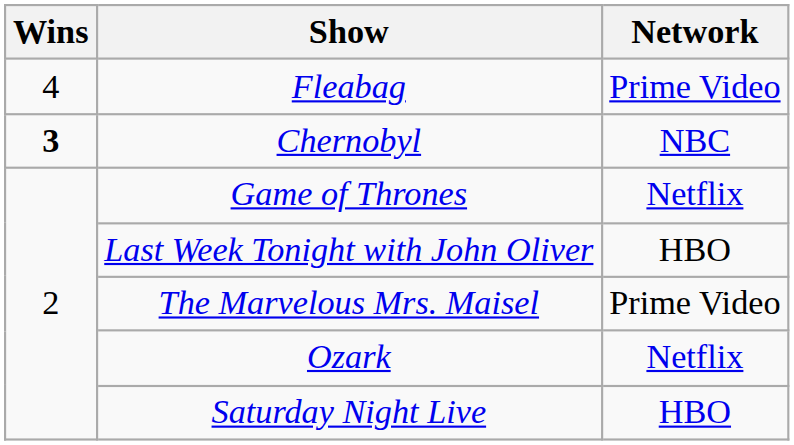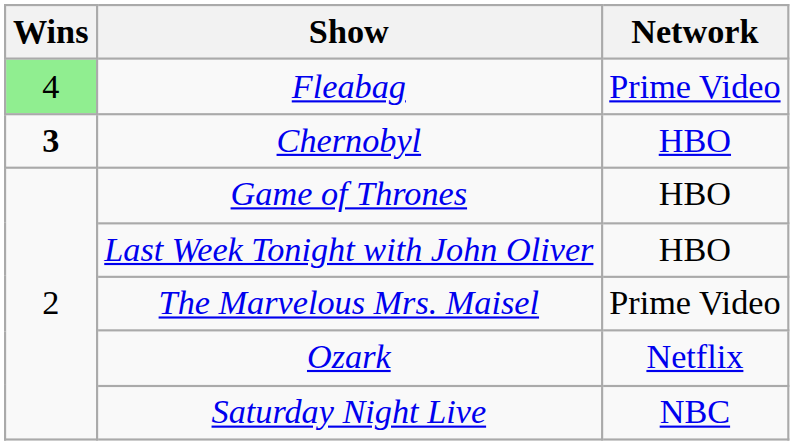(51, 85) no background -> (51, 85) lightgreen background
(695, 140) NBC -> (695, 140) HBO
(695, 194) Netflix -> (695, 194) HBO
(695, 411) HBO -> (695, 411) NBC
